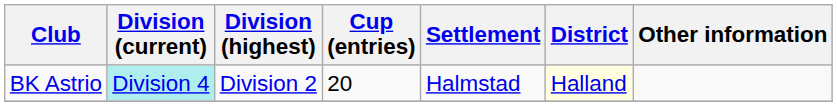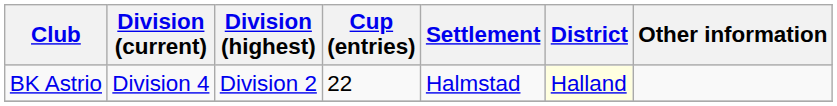(161, 82) paleturquoise background -> (161, 82) no background
(340, 82) 20 -> (340, 82) 22
